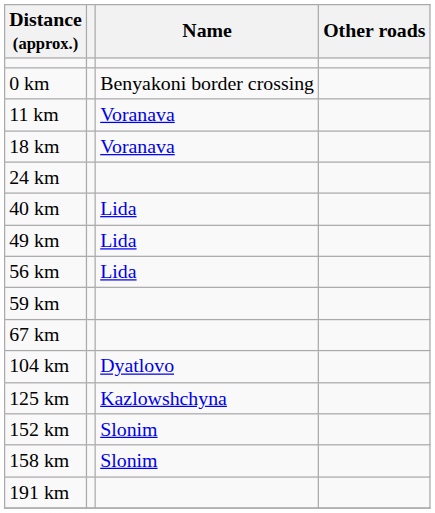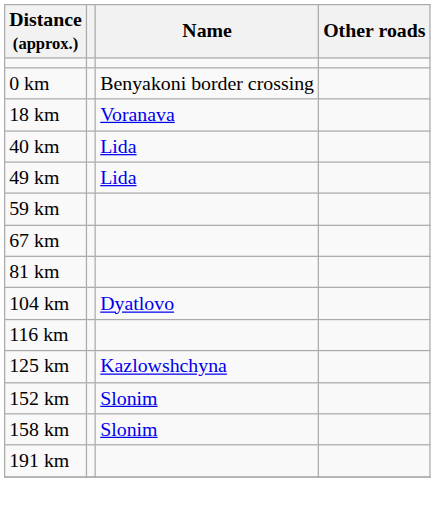- row: (34, 114)
- row: (34, 177)
- row: (34, 271)
+ row: (34, 271)
+ row: (39, 334)
